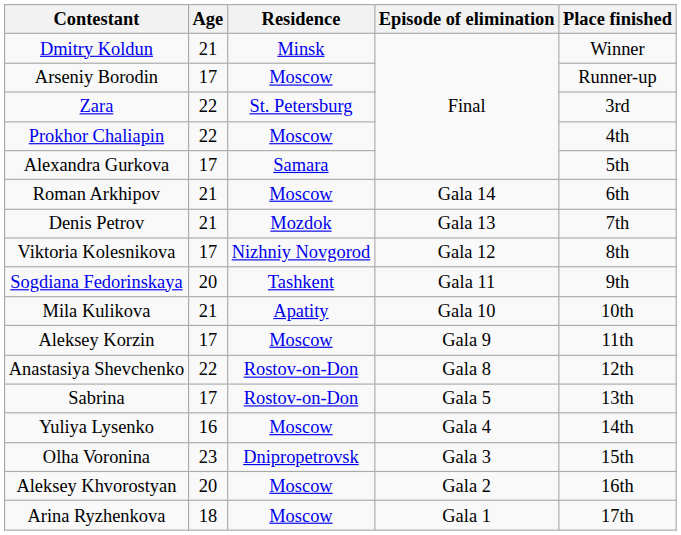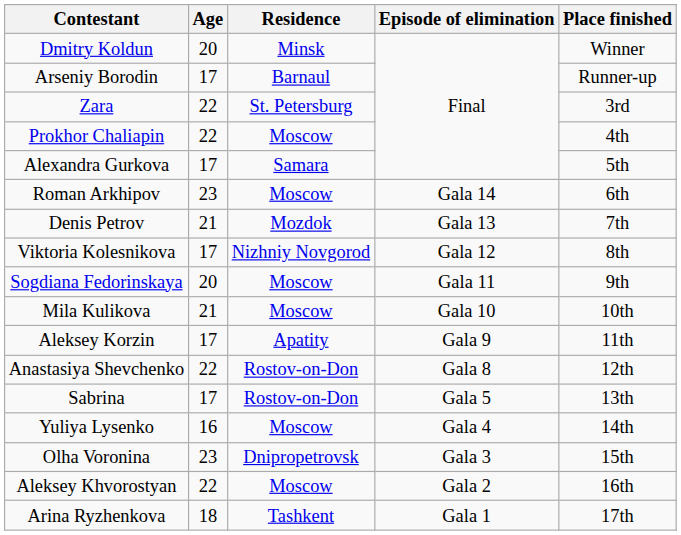(208, 48) 21 -> (208, 48) 20
(301, 77) Moscow -> (301, 77) Barnaul
(208, 194) 21 -> (208, 194) 23
(301, 281) Tashkent -> (301, 281) Moscow
(301, 310) Apatity -> (301, 310) Moscow
(301, 340) Moscow -> (301, 340) Apatity
(208, 485) 20 -> (208, 485) 22
(301, 515) Moscow -> (301, 515) Tashkent
